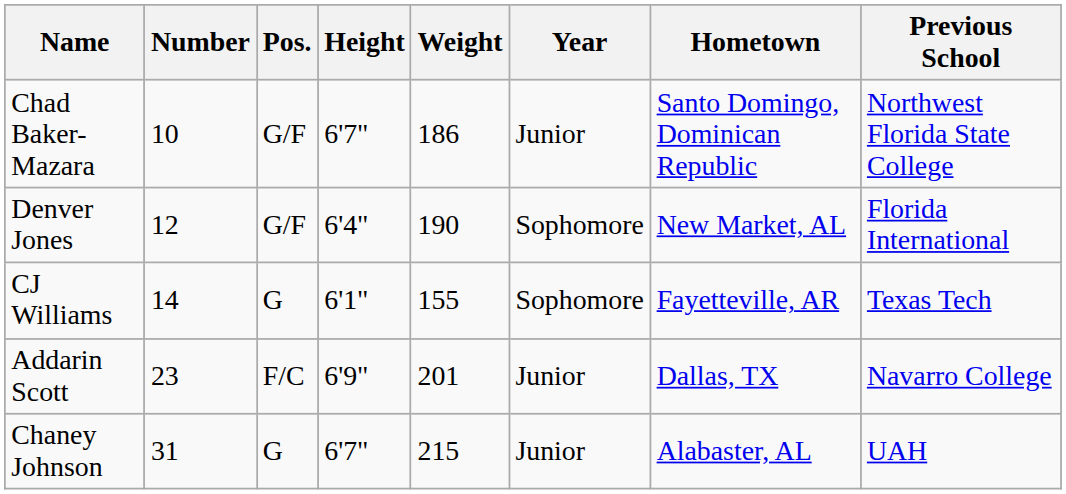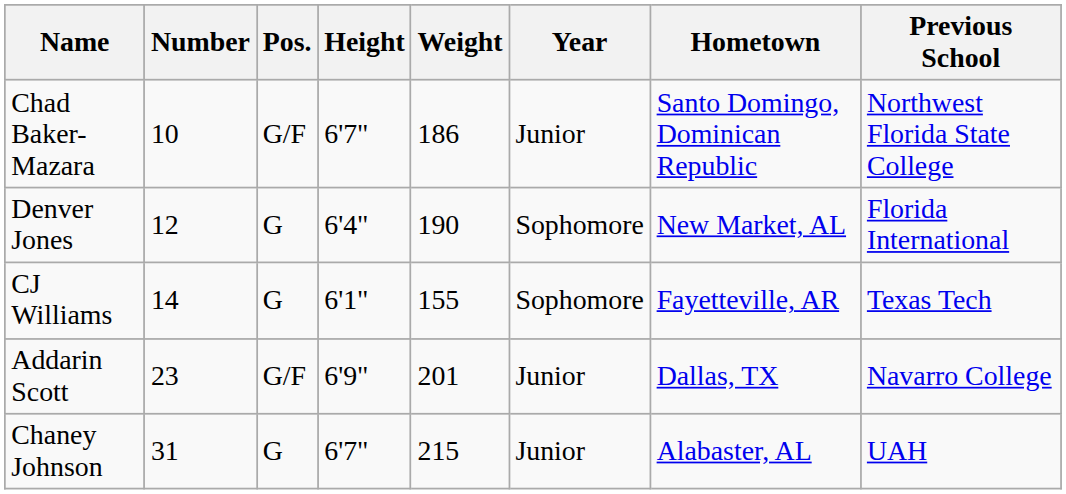(284, 224) G/F -> (273, 224) G
(284, 375) F/C -> (284, 375) G/F
